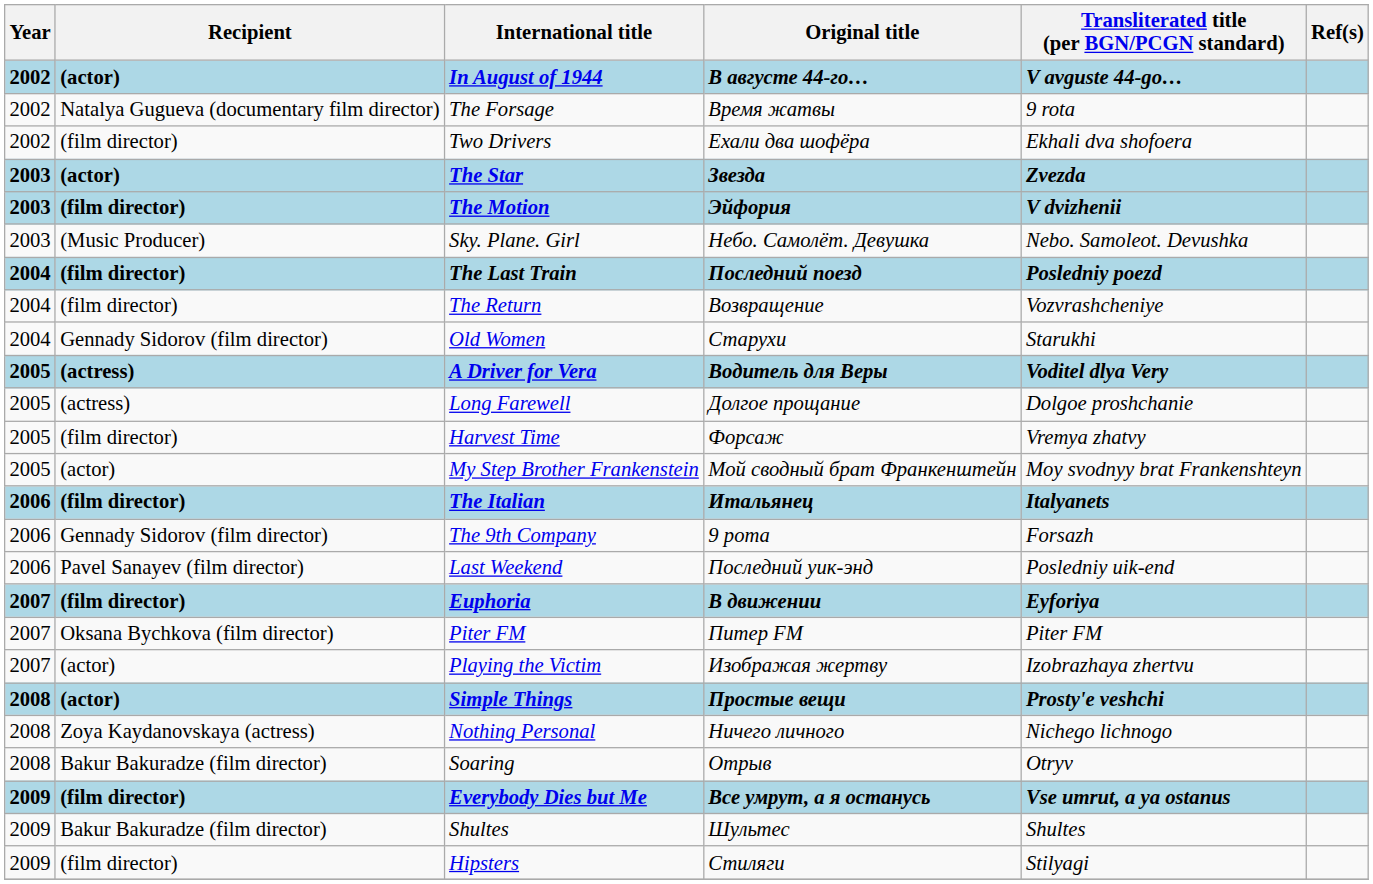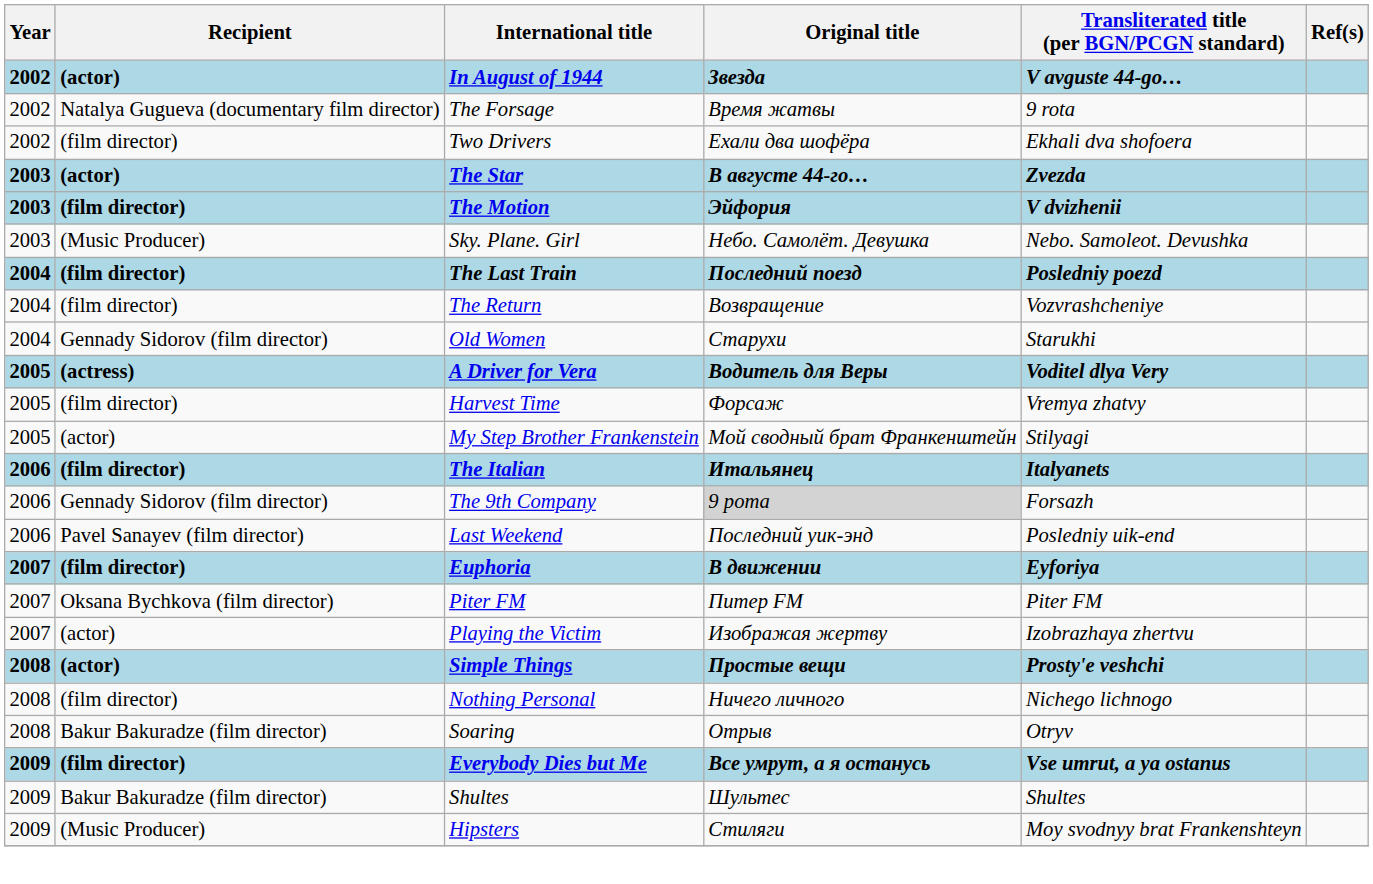(789, 76) В августе 44-го… -> (737, 76) Звезда
(737, 175) Звезда -> (789, 175) В августе 44-го…
- row: (510, 404)
(1164, 469) Moy svodnyy brat Frankenshteyn -> (1057, 436) Stilyagi
(739, 535) no background -> (739, 502) lightgrey background
(187, 731) Zoya Kaydanovskaya (actress) -> (119, 698) (film director)
(119, 862) (film director) -> (133, 829) (Music Producer)
(1057, 862) Stilyagi -> (1164, 829) Moy svodnyy brat Frankenshteyn
